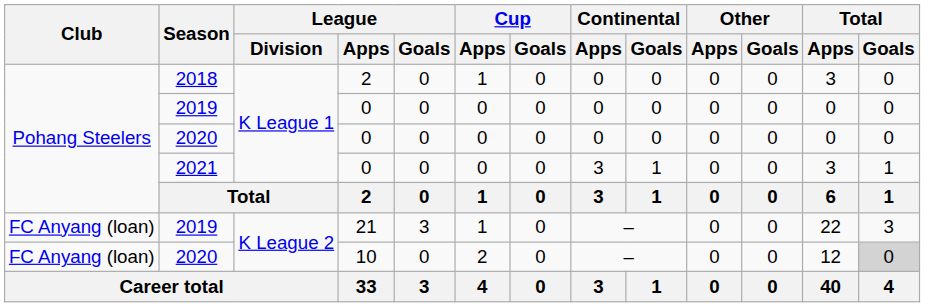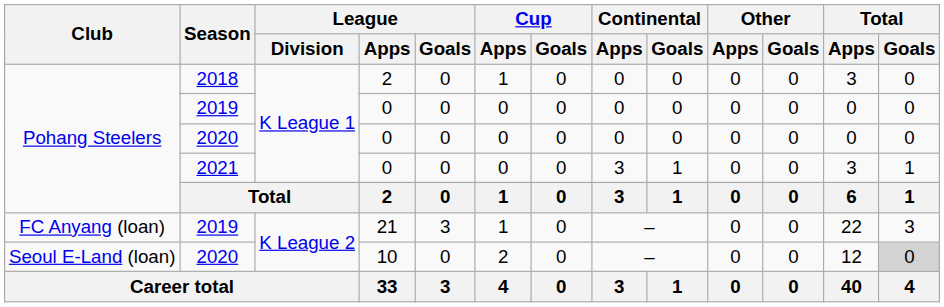(82, 256) FC Anyang (loan) -> (92, 256) Seoul E-Land (loan)
